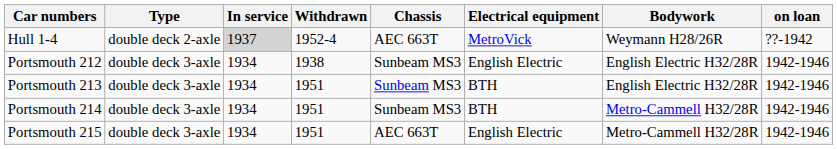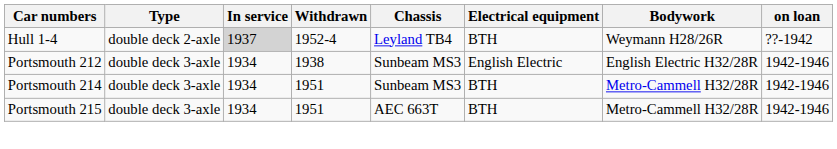(406, 39) AEC 663T -> (413, 39) Leyland TB4
(500, 39) MetroVick -> (483, 39) BTH
- row: (55, 86)
(515, 132) English Electric -> (483, 109) BTH
